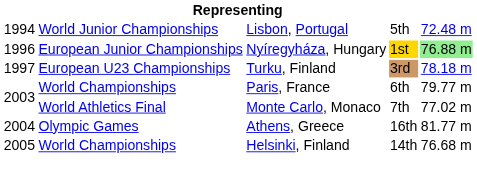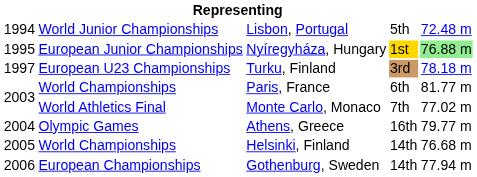(19, 49) 1996 -> (19, 49) 1995
(446, 88) 79.77 m -> (446, 88) 81.77 m
(446, 126) 81.77 m -> (446, 126) 79.77 m
+ row: (313, 165)
